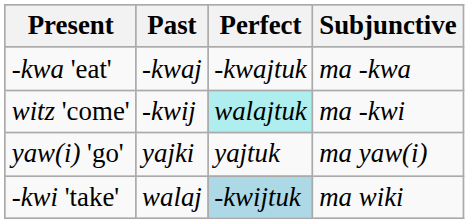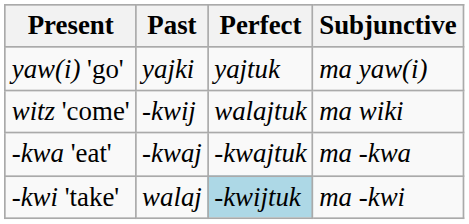rows swapped: (68, 153) <-> (62, 68)
(261, 111) paleturquoise background -> (261, 111) no background
(362, 111) ma -kwi -> (361, 111) ma wiki
(361, 196) ma wiki -> (362, 196) ma -kwi
